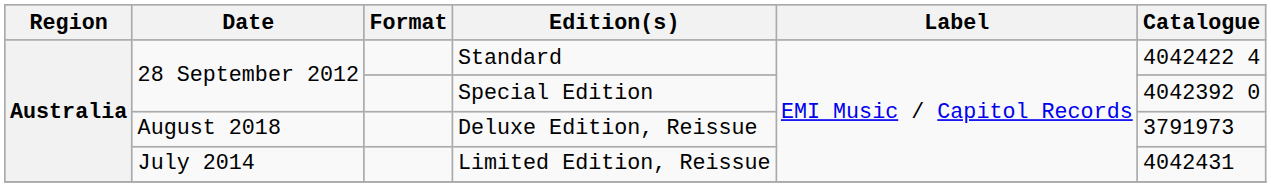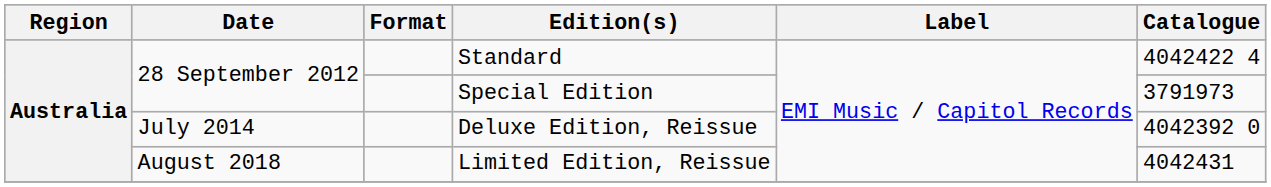(1202, 93) 4042392 0 -> (1189, 93) 3791973
(209, 129) August 2018 -> (196, 129) July 2014
(1189, 129) 3791973 -> (1202, 129) 4042392 0
(196, 164) July 2014 -> (209, 164) August 2018
